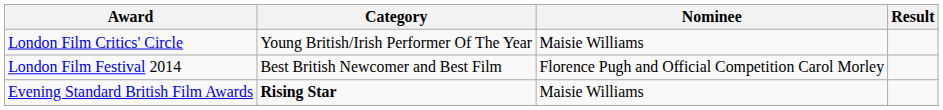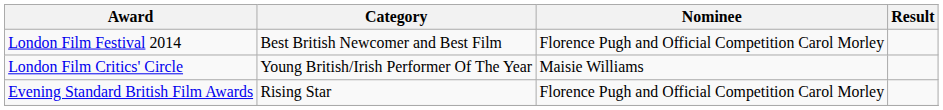rows swapped: (95, 67) <-> (96, 42)
(298, 92) bold -> (296, 92) normal
(592, 92) Maisie Williams -> (712, 92) Florence Pugh and Official Competition Carol Morley
